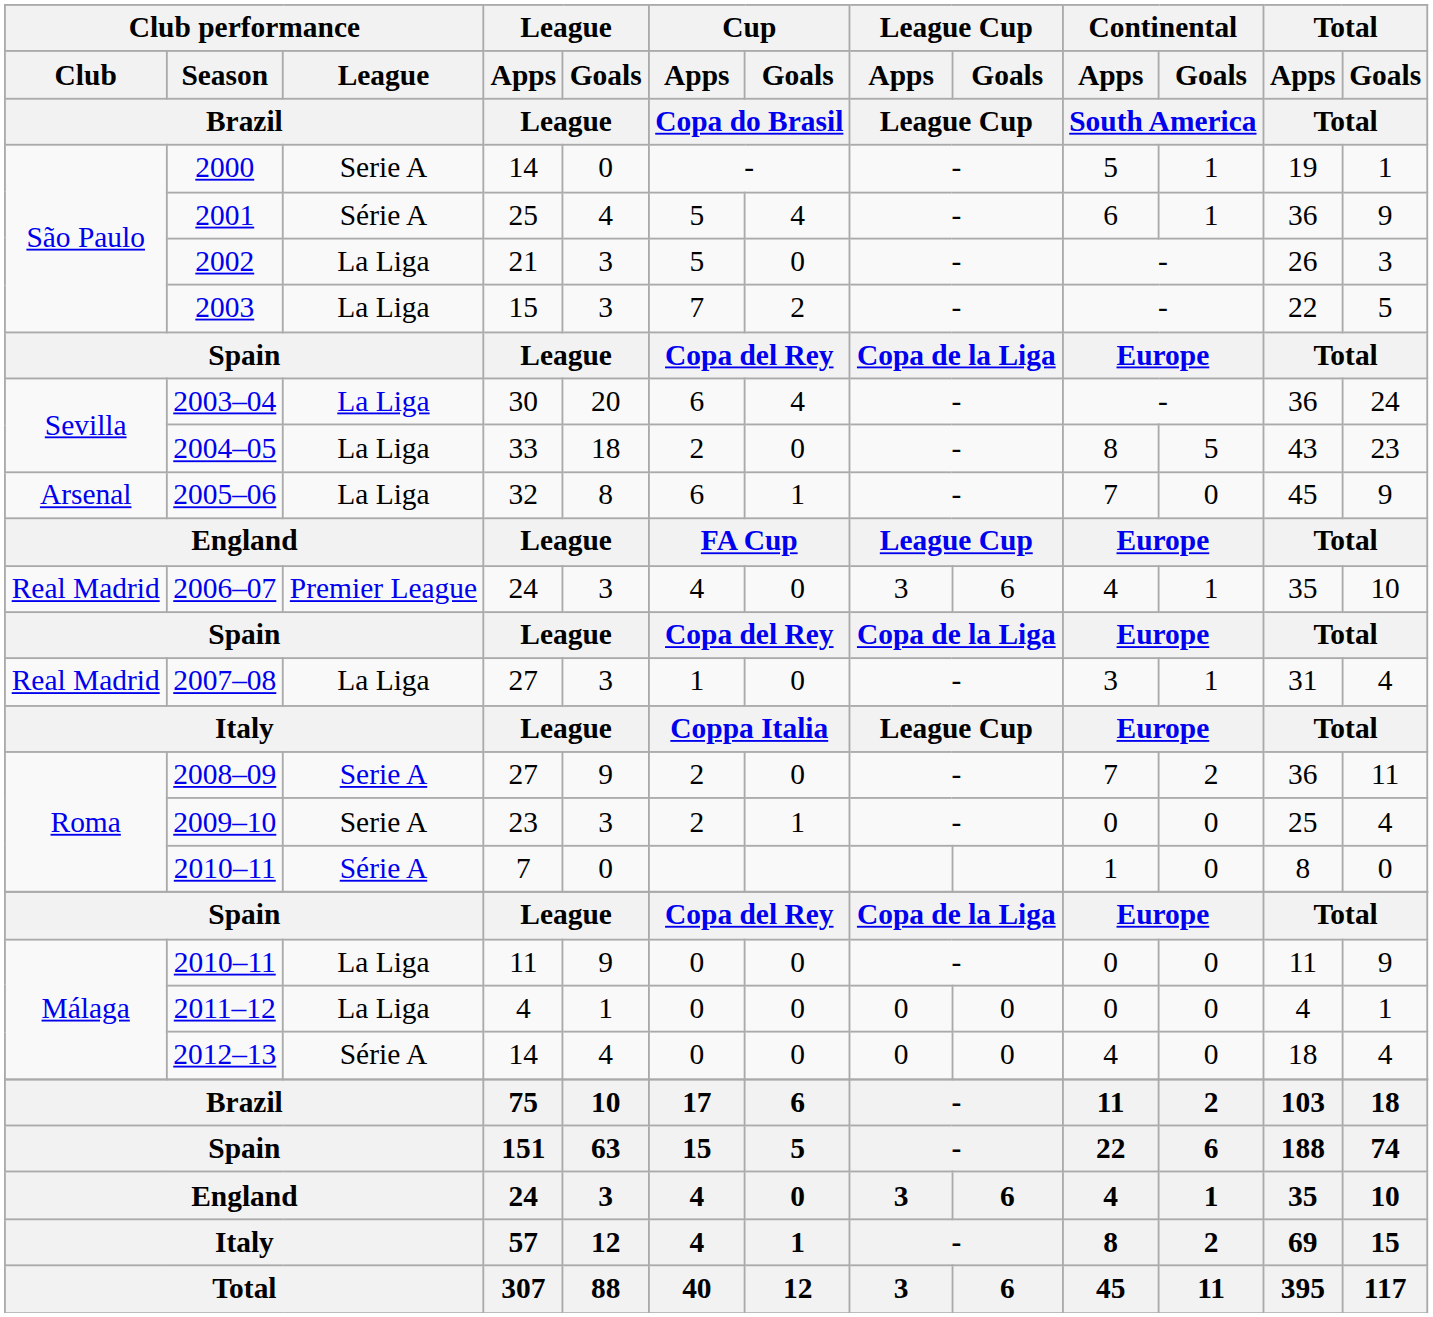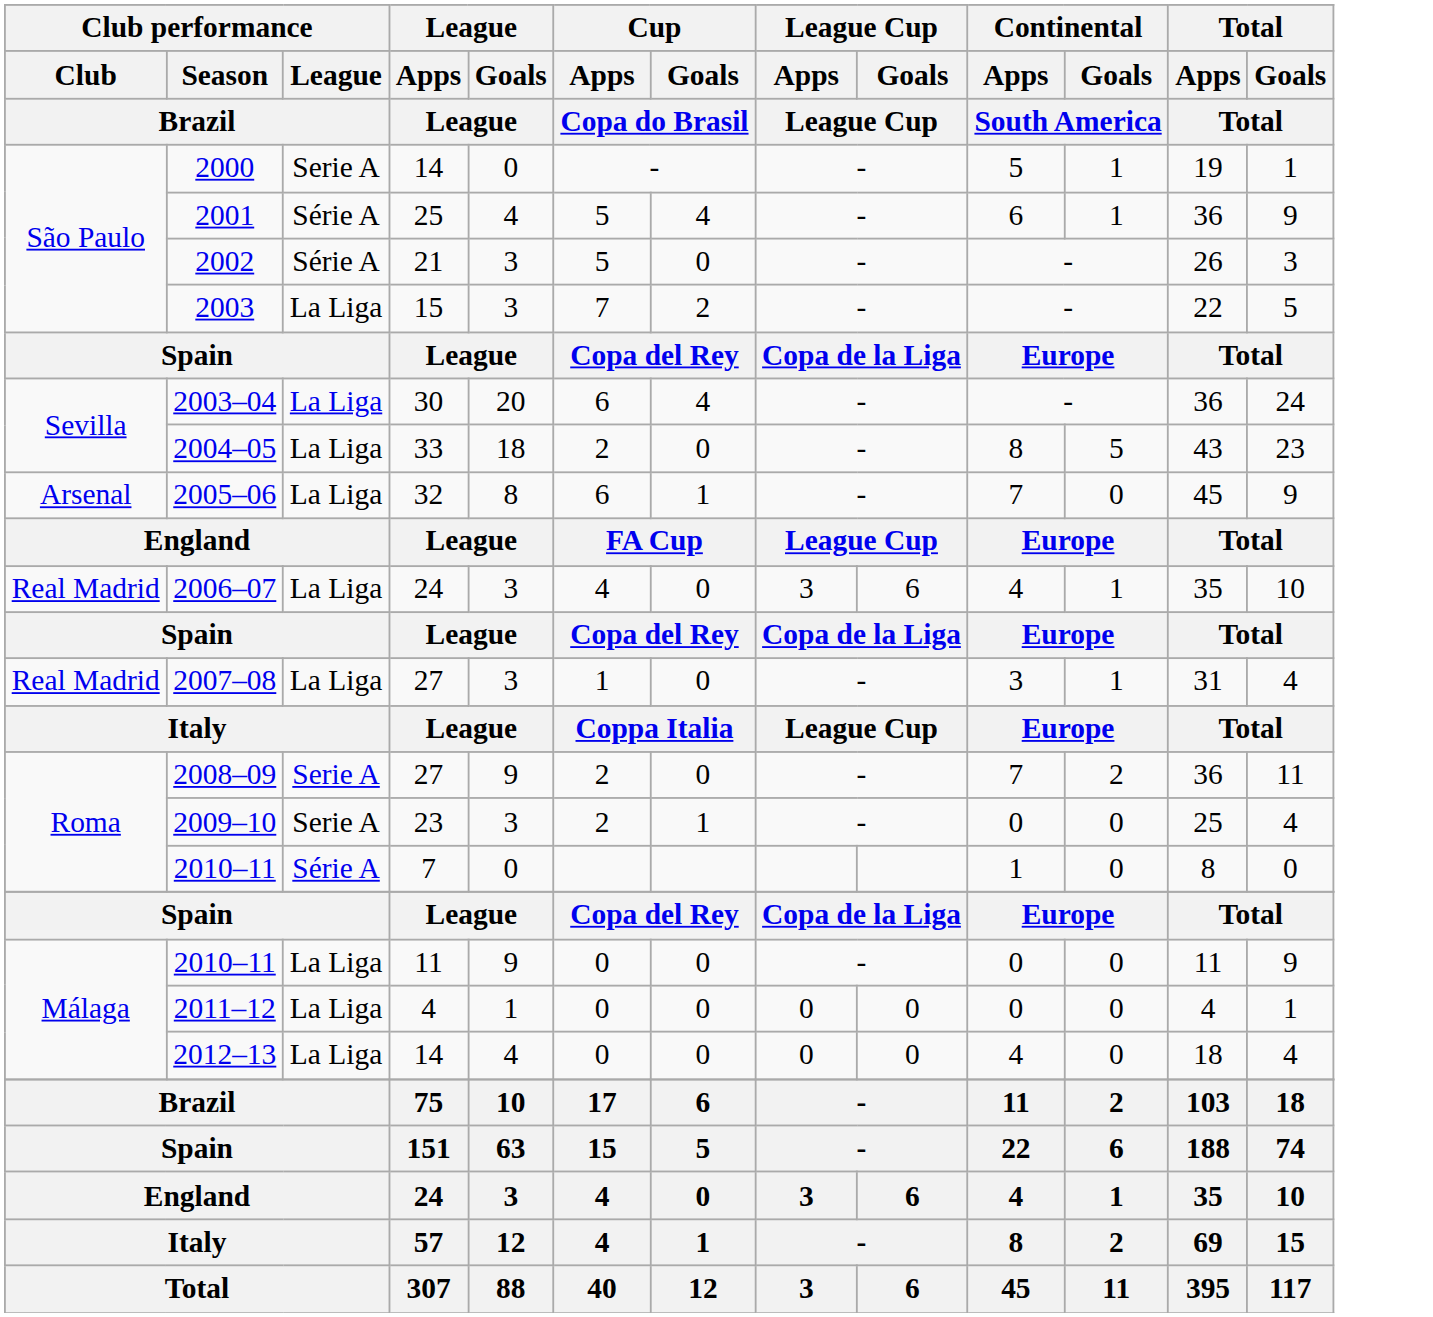(383, 261) La Liga -> (336, 261) Série A
(383, 588) Premier League -> (336, 588) La Liga
(383, 1055) Série A -> (336, 1055) La Liga
